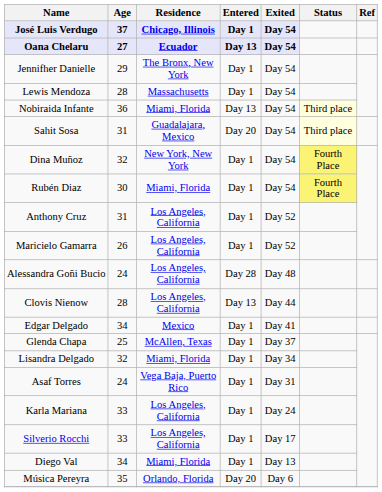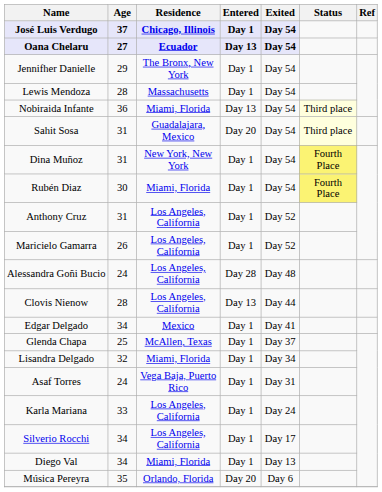(122, 159) 32 -> (122, 159) 31
(122, 439) 33 -> (122, 439) 34
